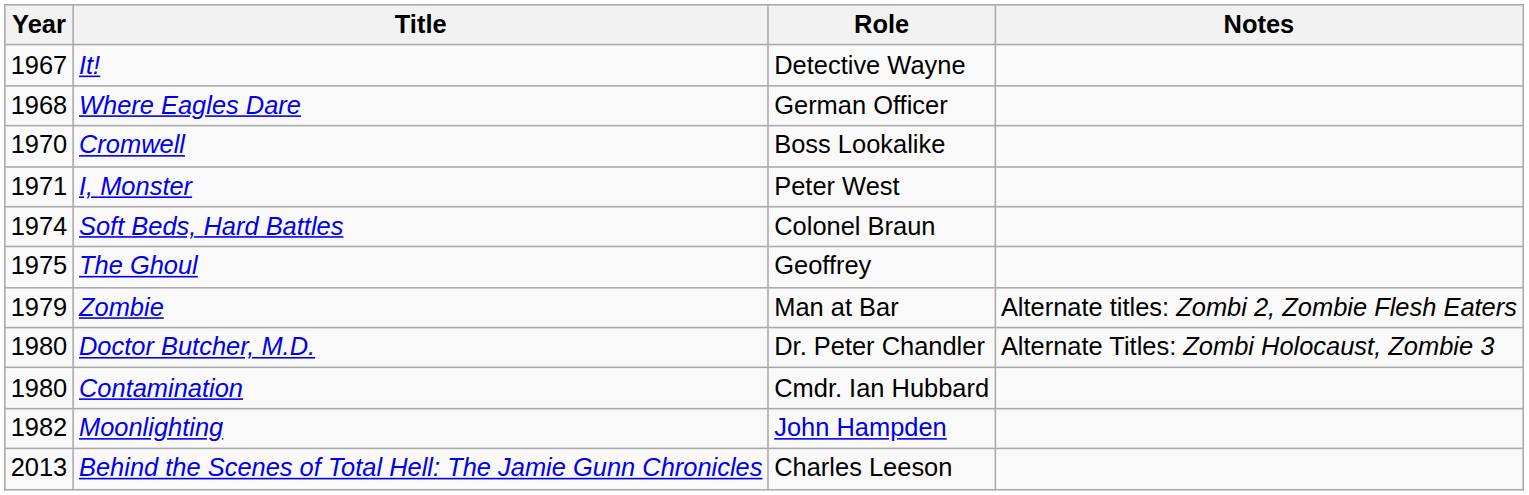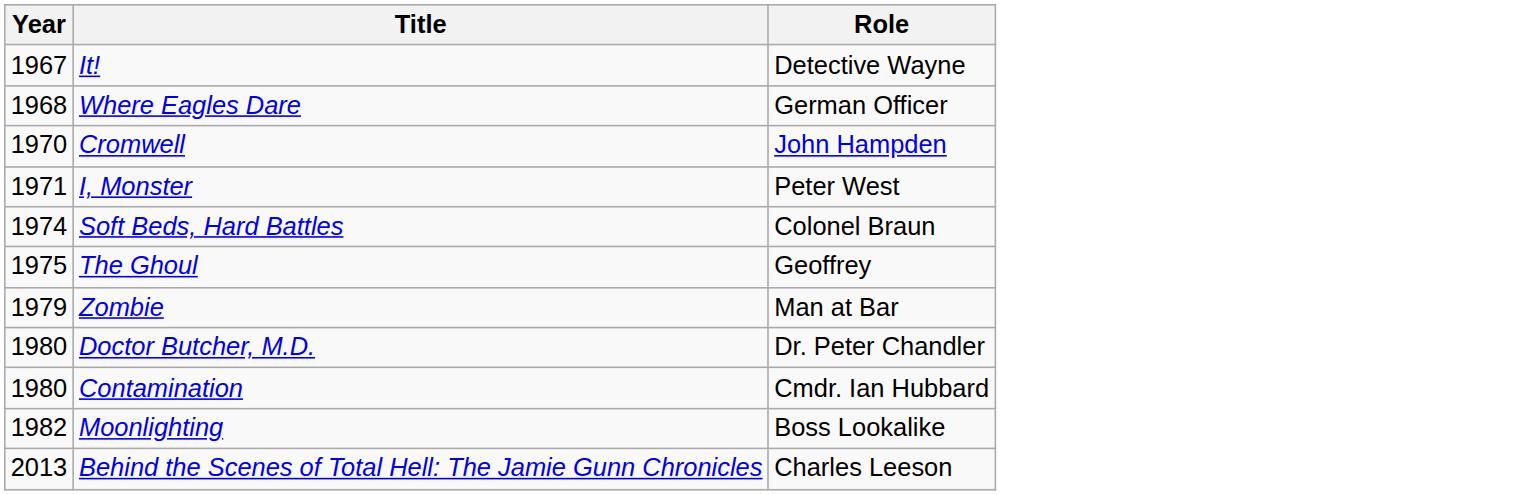- column: (1259, 24)
(860, 145) Boss Lookalike -> (860, 145) John Hampden
(860, 428) John Hampden -> (860, 428) Boss Lookalike
